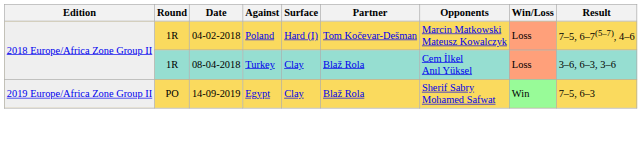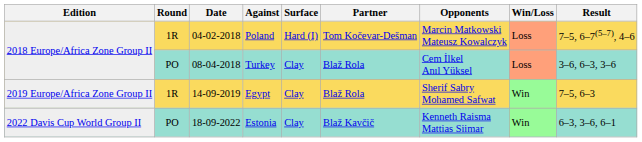(172, 64) 1R -> (172, 64) PO
(172, 93) PO -> (172, 93) 1R
+ row: (261, 122)
